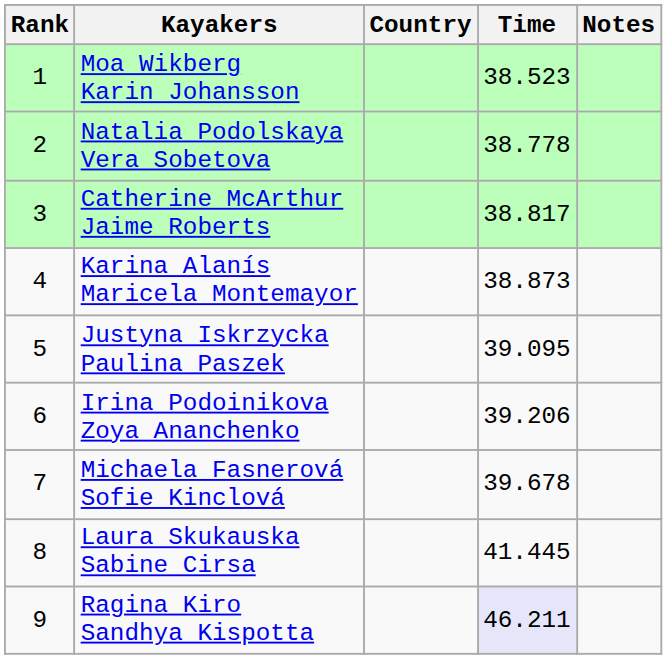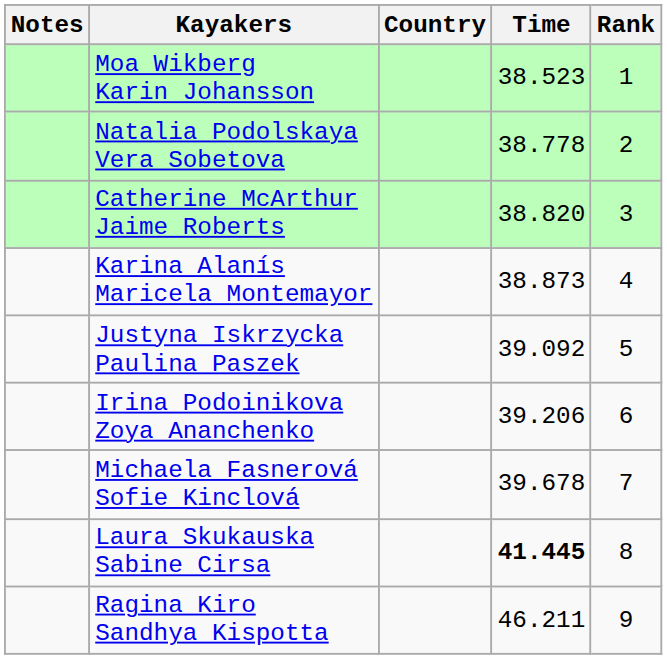columns swapped: (40, 25) <-> (619, 25)
(527, 214) 38.817 -> (541, 214) 38.820
(527, 349) 39.095 -> (541, 349) 39.092
(527, 552) normal -> (541, 552) bold
(527, 620) lavender background -> (541, 620) no background
